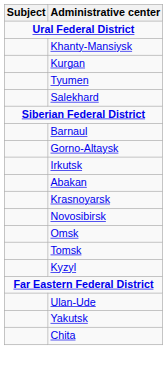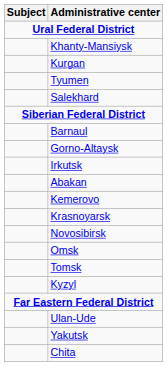+ row: (75, 200)
